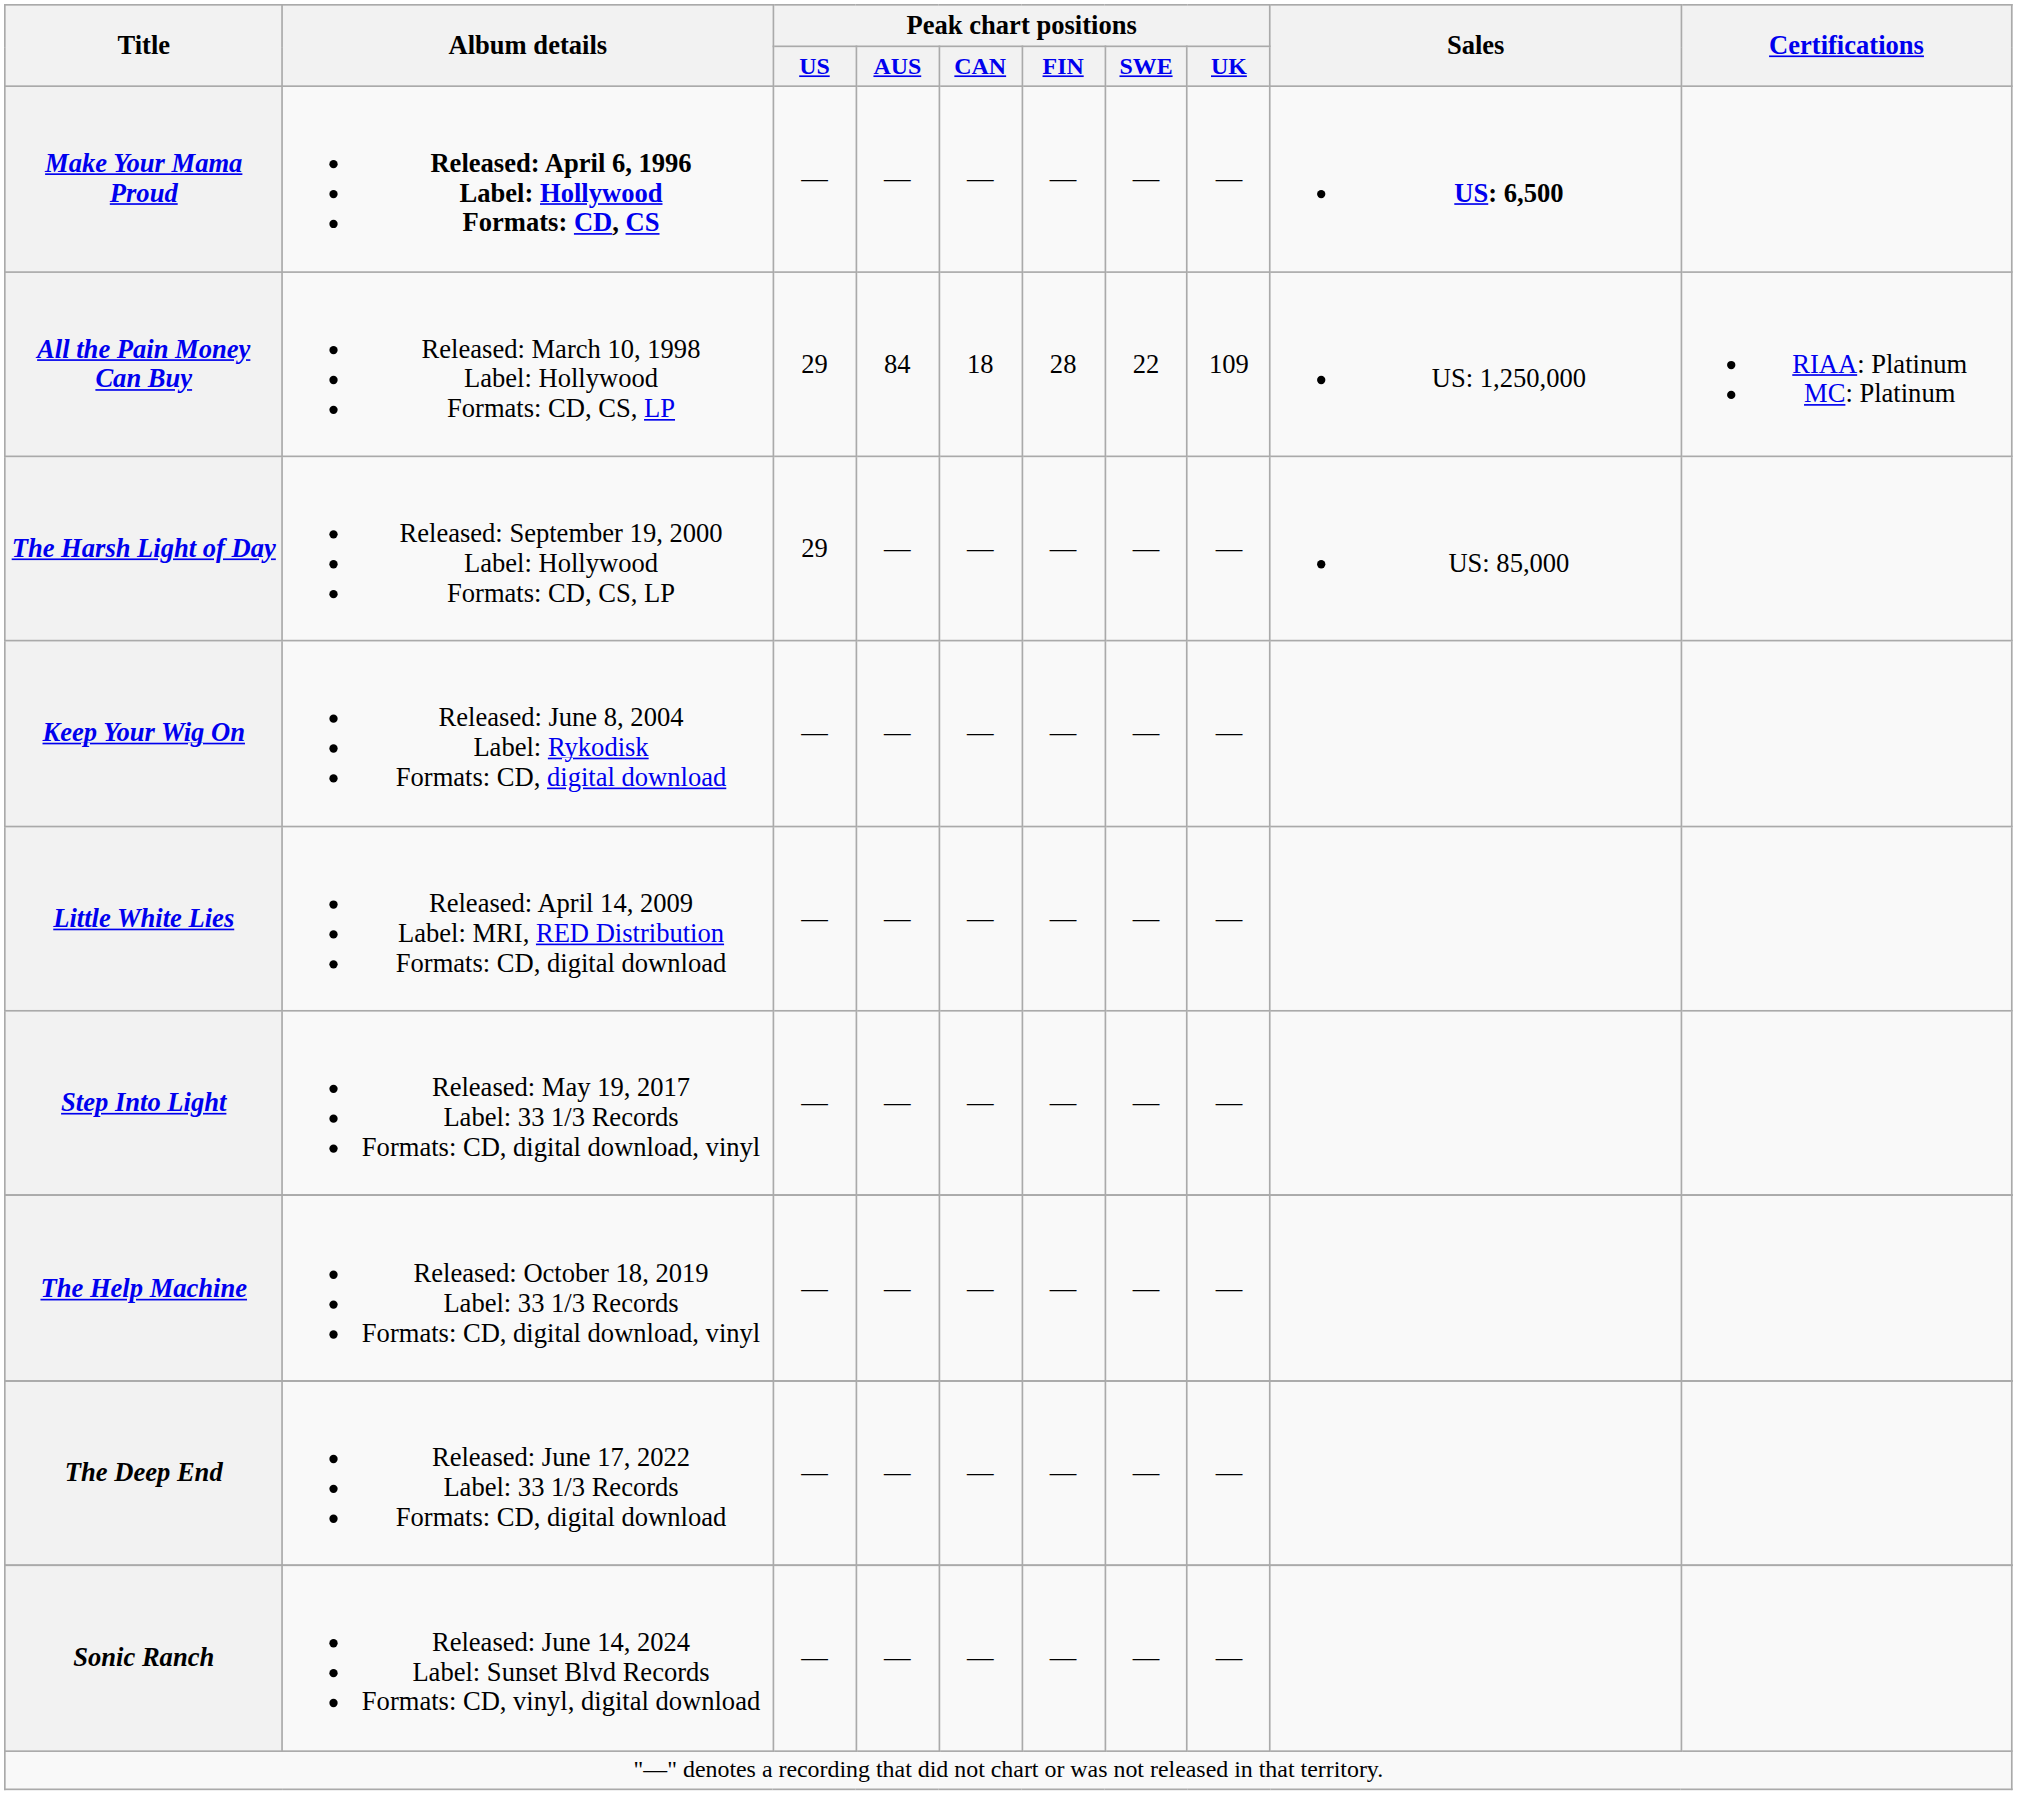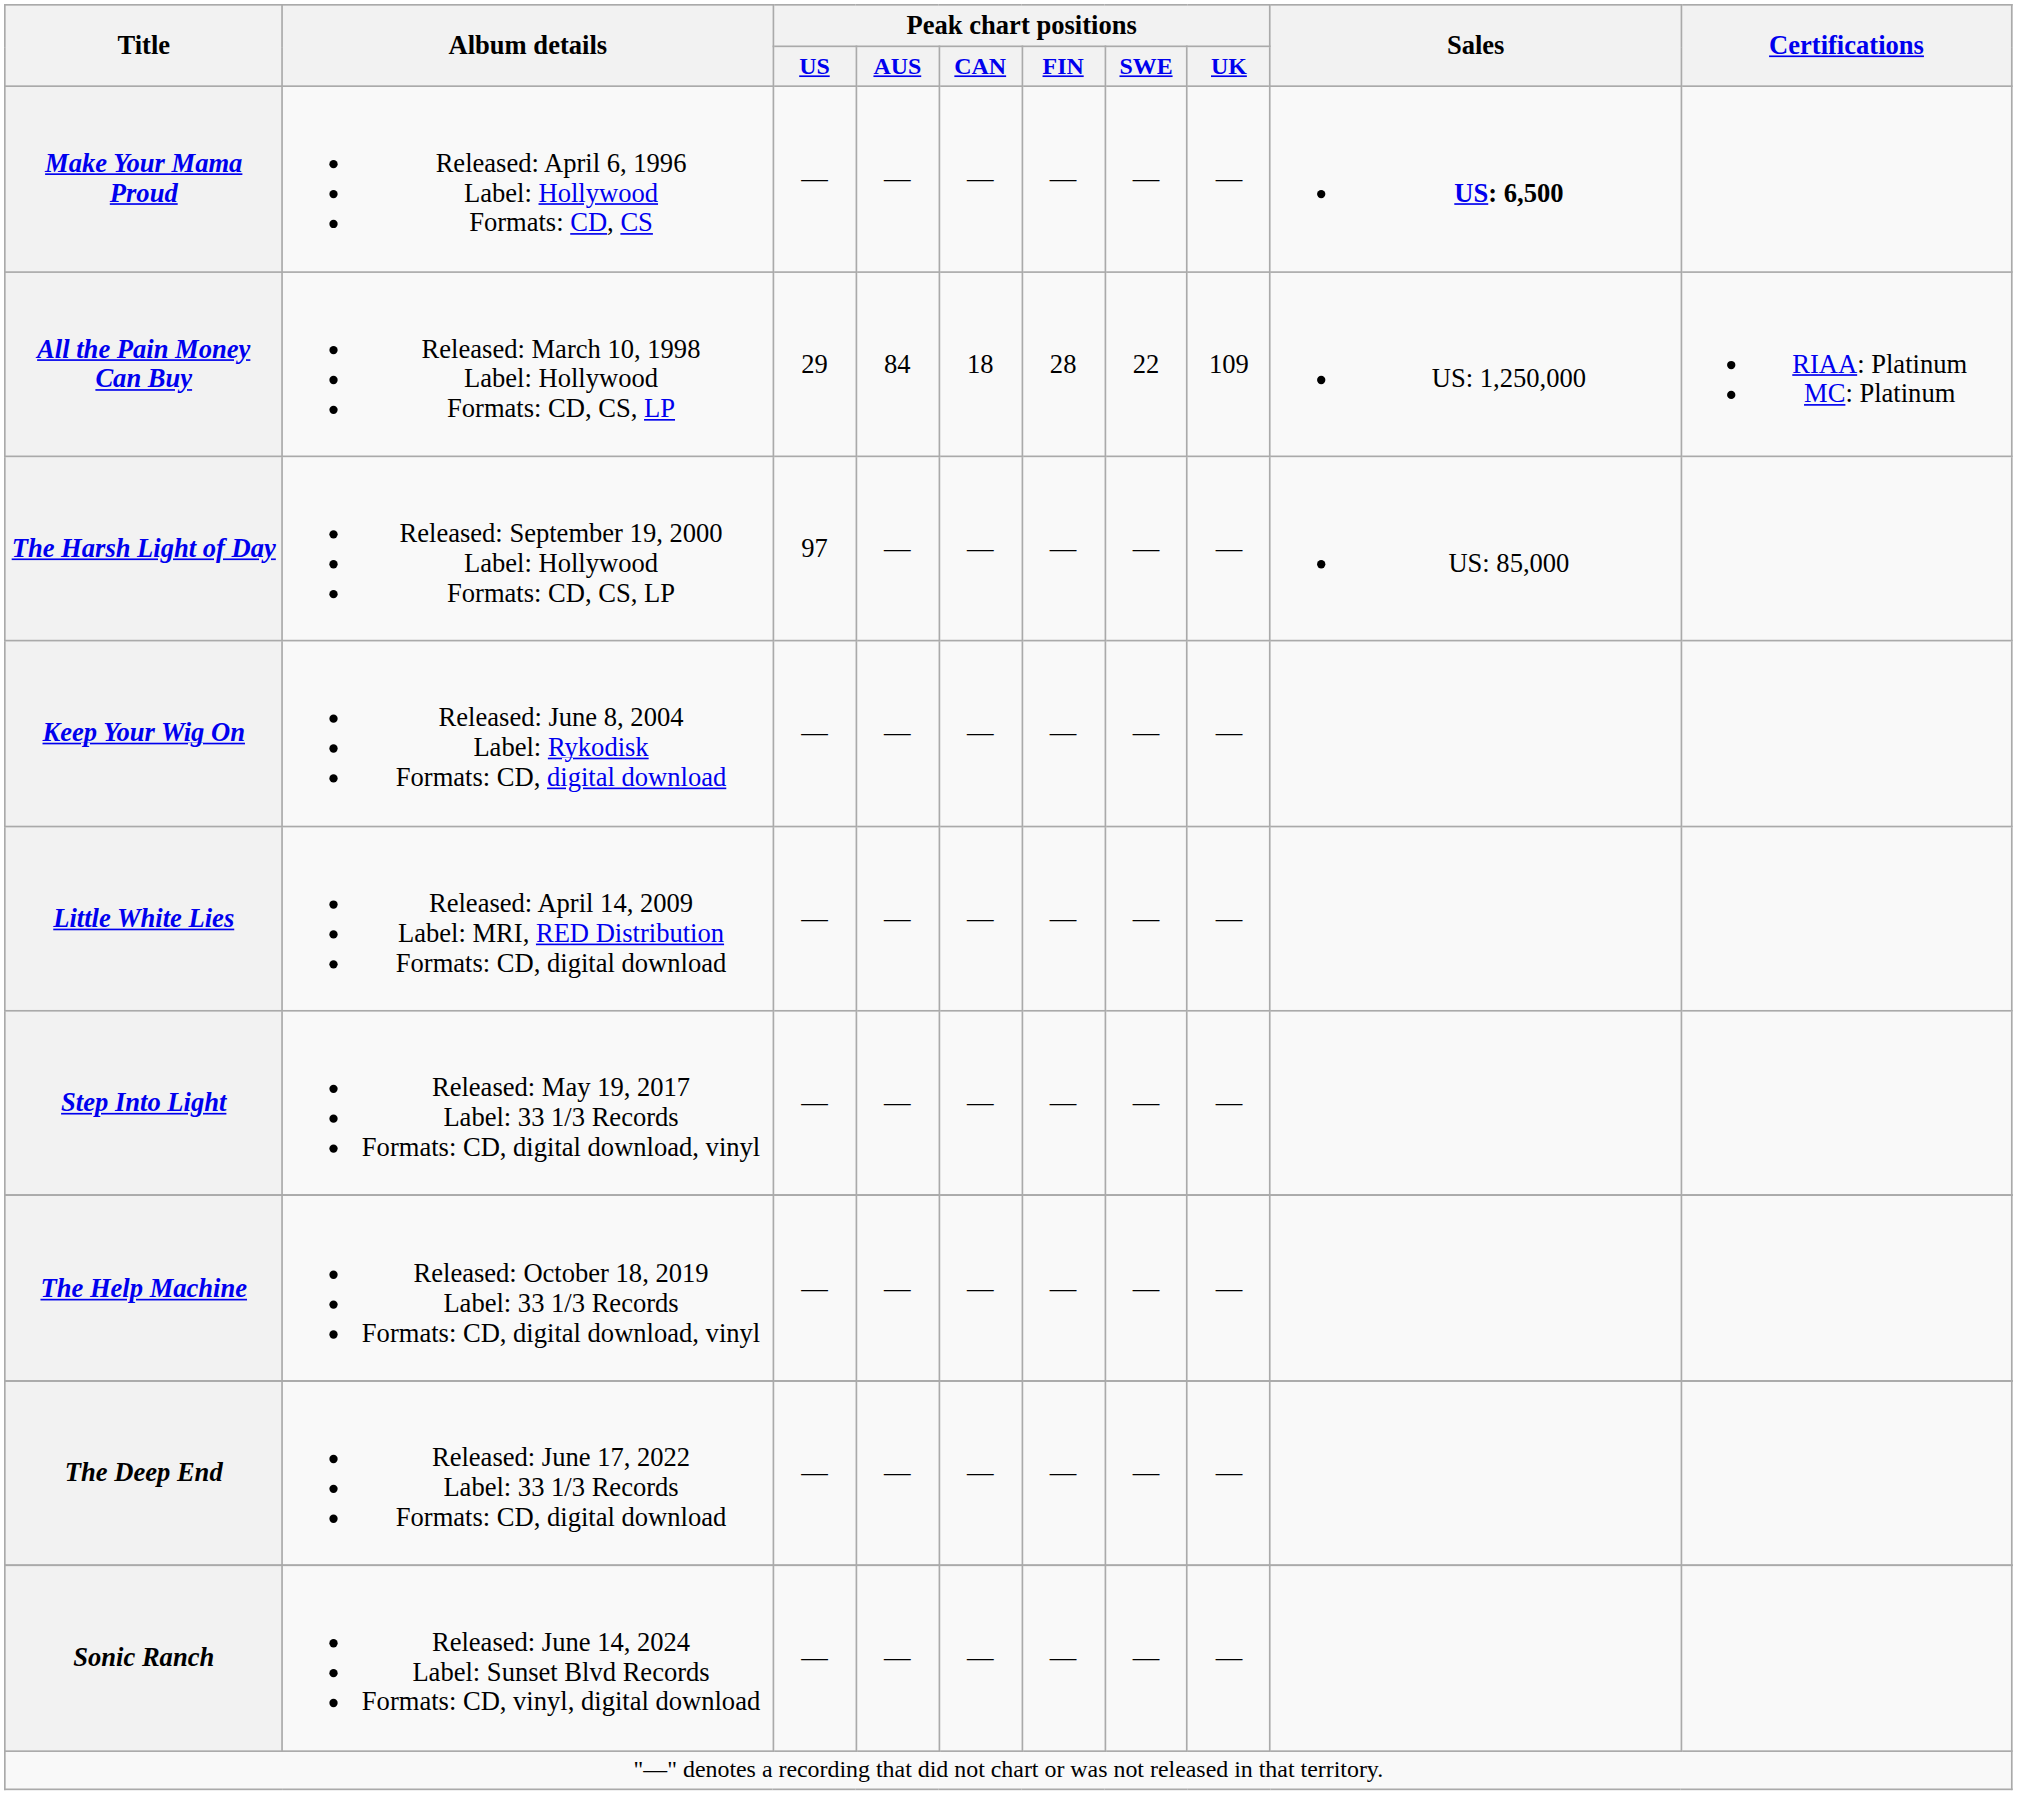(528, 194) bold -> (528, 194) normal
(814, 548) 29 -> (814, 548) 97
